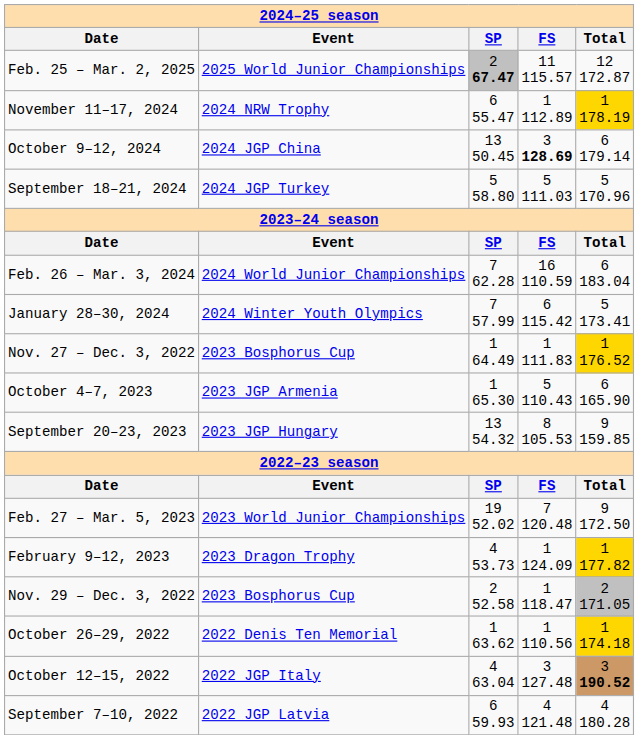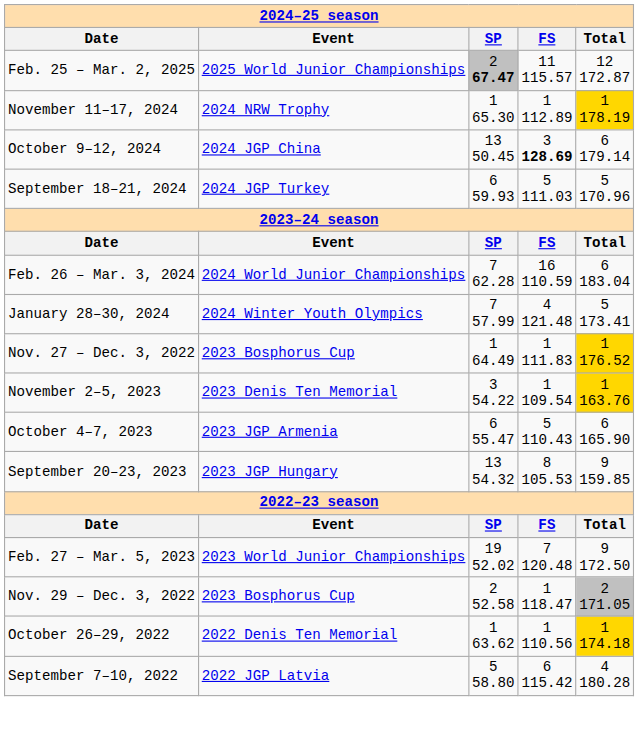(493, 110) 6 55.47 -> (493, 110) 1 65.30
(493, 189) 5 58.80 -> (493, 189) 6 59.93
(547, 314) 6 115.42 -> (547, 314) 4 121.48
+ row: (84, 393)
(493, 393) 1 65.30 -> (493, 432) 6 55.47
- row: (89, 557)
- row: (89, 676)
(493, 715) 6 59.93 -> (493, 676) 5 58.80
(547, 715) 4 121.48 -> (547, 676) 6 115.42
